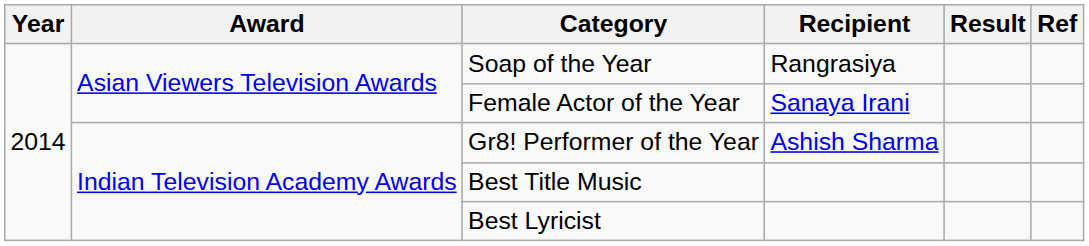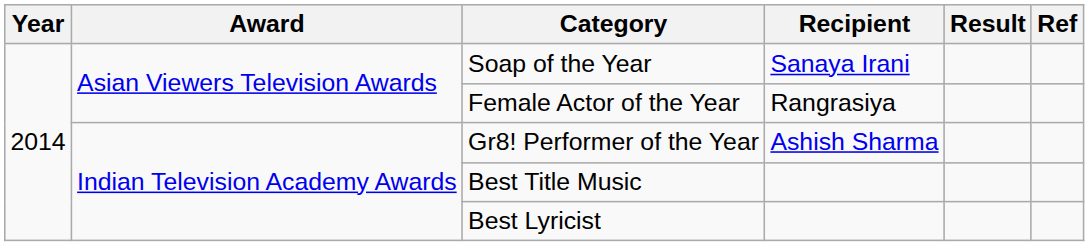(833, 63) Rangrasiya -> (840, 63) Sanaya Irani
(840, 102) Sanaya Irani -> (833, 102) Rangrasiya
